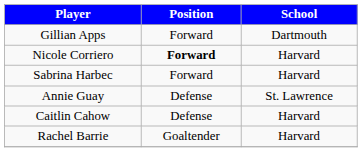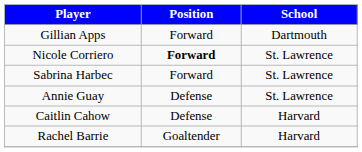(299, 55) Harvard -> (299, 55) St. Lawrence
(299, 75) Harvard -> (299, 75) St. Lawrence
